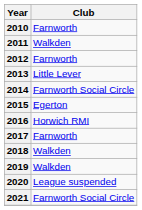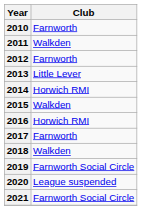(84, 89) Farnworth Social Circle -> (61, 89) Horwich RMI
(50, 104) Egerton -> (52, 104) Walkden
(52, 166) Walkden -> (84, 166) Farnworth Social Circle
